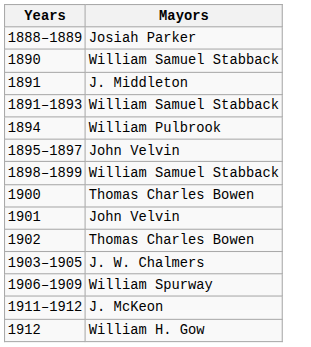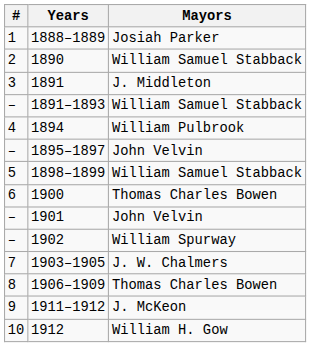+ column: (16, 16)
(171, 240) Thomas Charles Bowen -> (174, 240) William Spurway
(151, 285) William Spurway -> (195, 285) Thomas Charles Bowen
